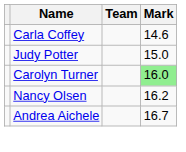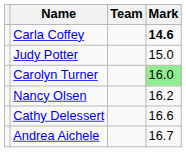(156, 34) normal -> (161, 34) bold
+ row: (59, 116)
